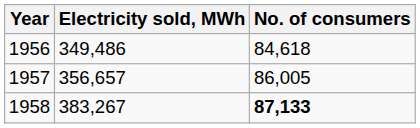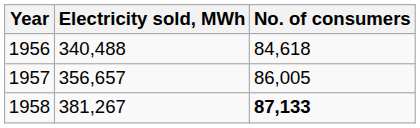(92, 48) 349,486 -> (92, 48) 340,488
(92, 107) 383,267 -> (92, 107) 381,267
